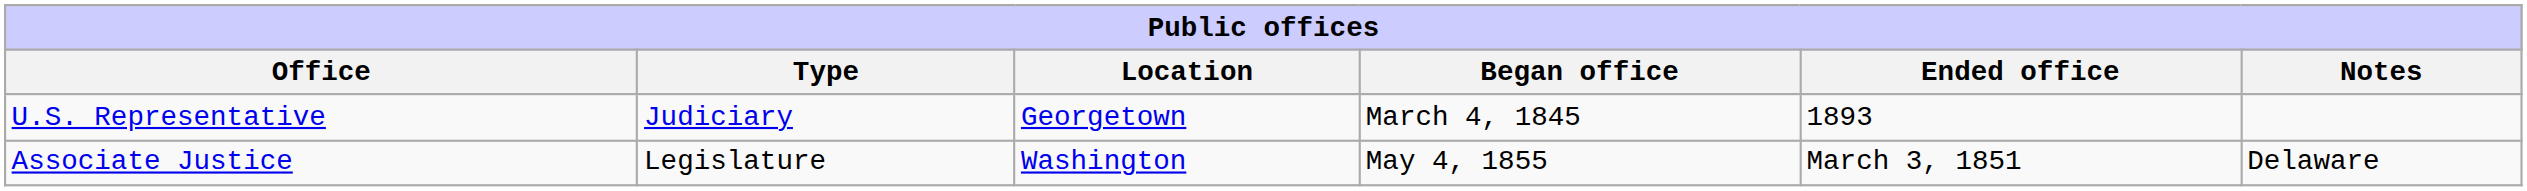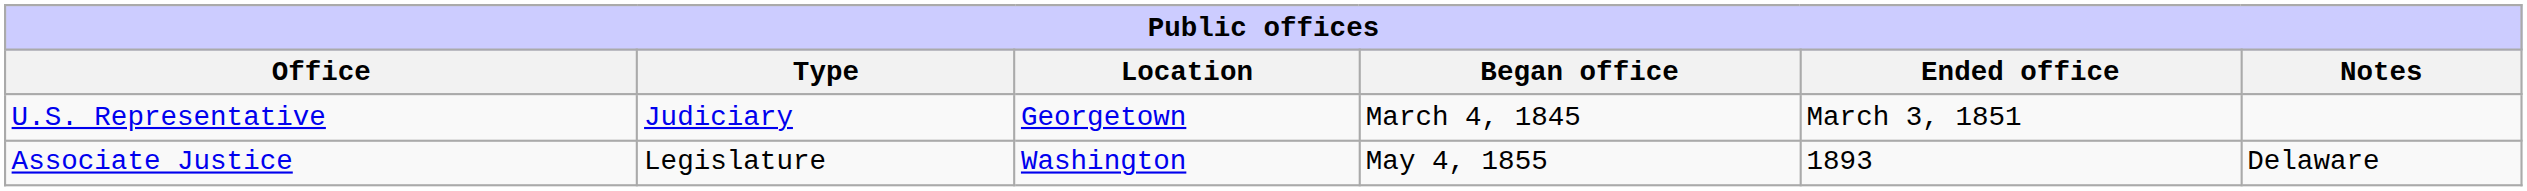(1840, 117) 1893 -> (1914, 117) March 3, 1851
(1914, 162) March 3, 1851 -> (1840, 162) 1893
